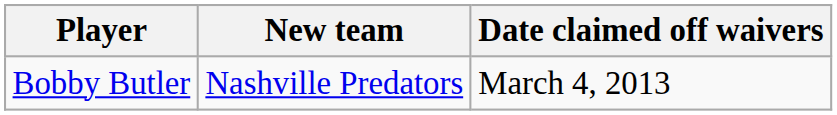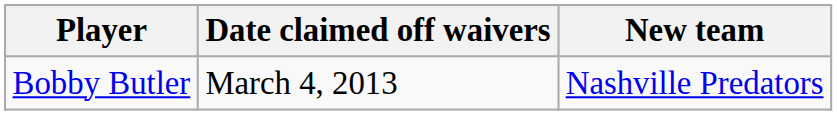columns swapped: (334, 30) <-> (651, 30)
